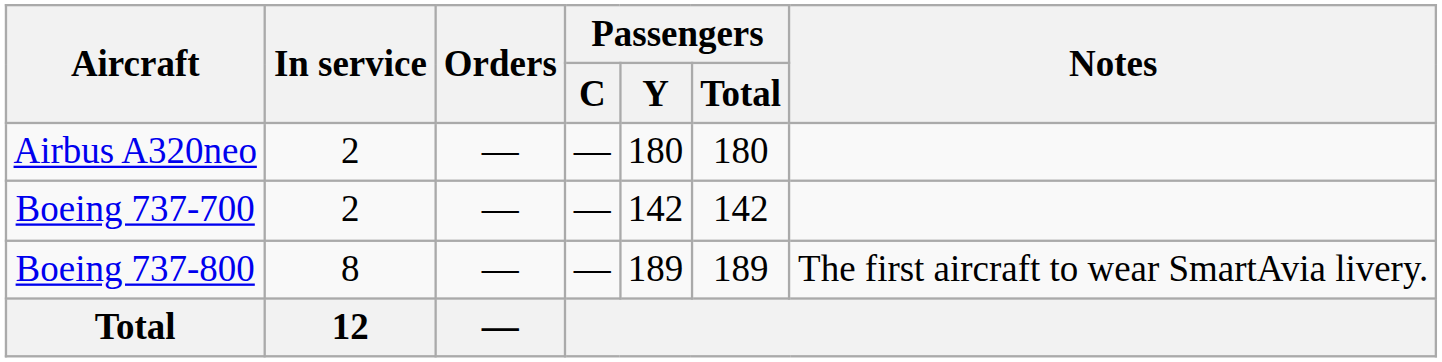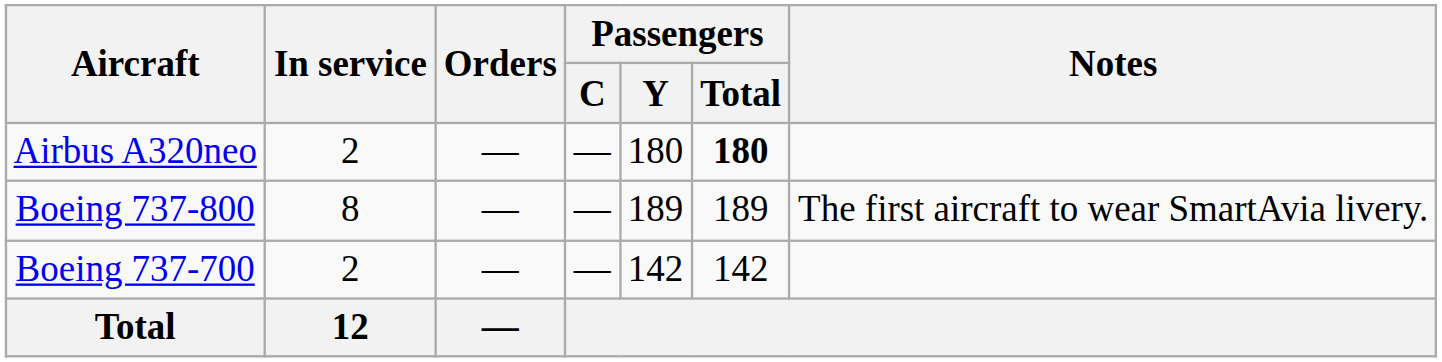(741, 151) normal -> (741, 151) bold
rows swapped: (135, 209) <-> (135, 268)
